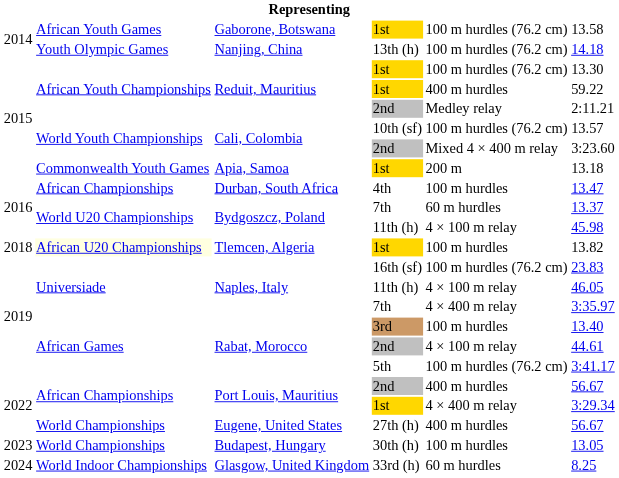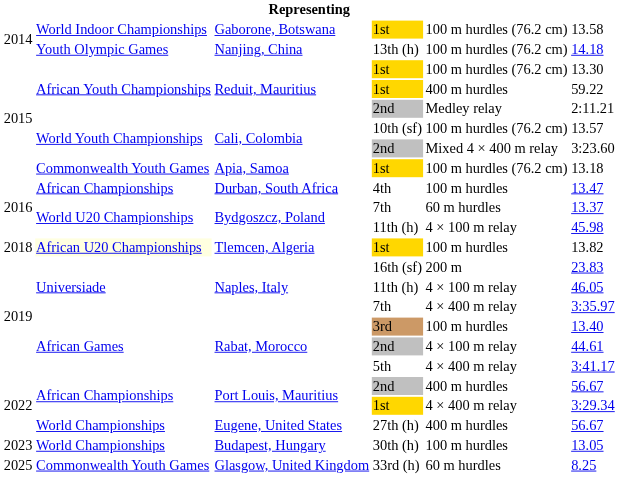(99, 29) African Youth Games -> (122, 29) World Indoor Championships
(444, 168) 200 m -> (497, 168) 100 m hurdles (76.2 cm)
(497, 267) 100 m hurdles (76.2 cm) -> (444, 267) 200 m
(497, 366) 100 m hurdles (76.2 cm) -> (471, 366) 4 × 400 m relay
(18, 465) 2024 -> (18, 465) 2025
(122, 465) World Indoor Championships -> (123, 465) Commonwealth Youth Games
